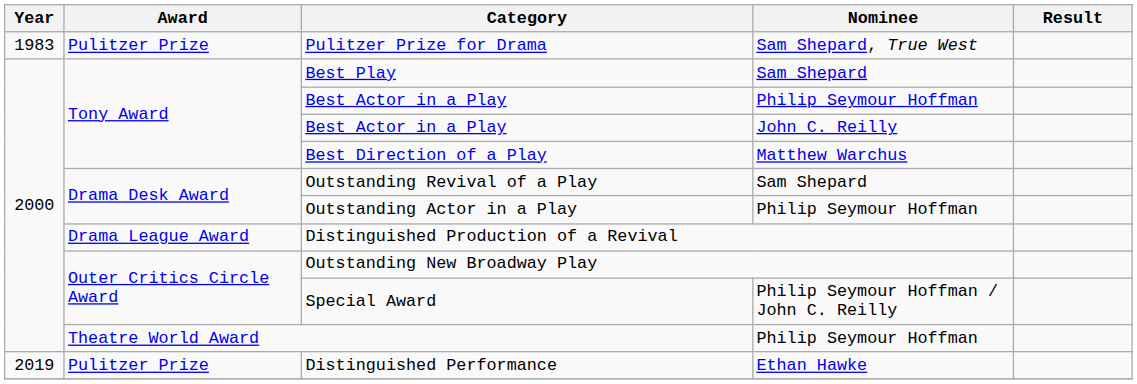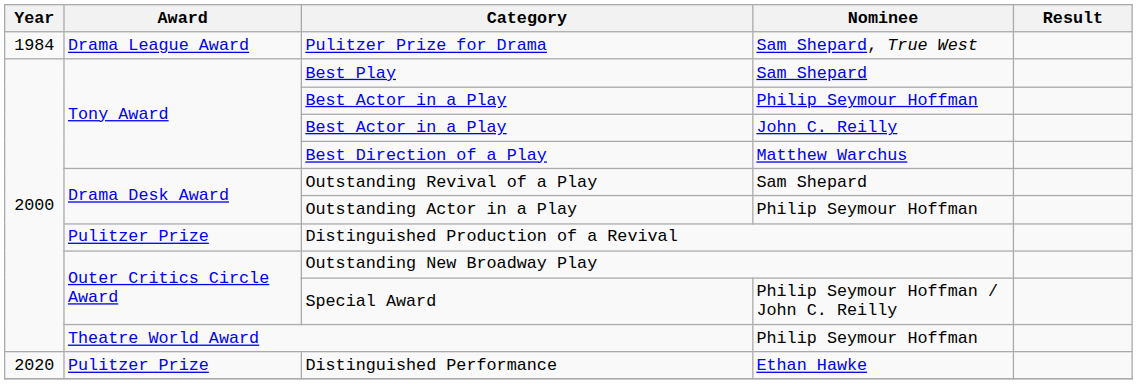(34, 46) 1983 -> (34, 46) 1984
(138, 46) Pulitzer Prize -> (159, 46) Drama League Award
(159, 237) Drama League Award -> (138, 237) Pulitzer Prize
(34, 366) 2019 -> (34, 366) 2020
